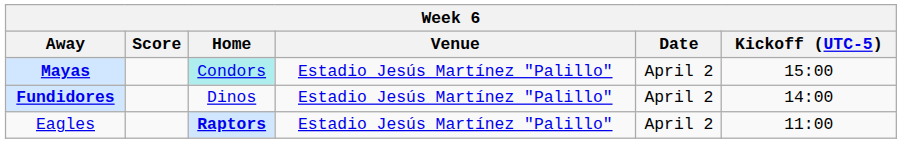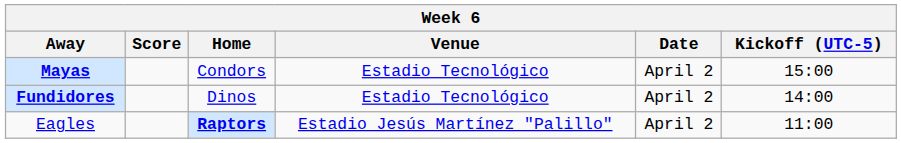(232, 71) paleturquoise background -> (232, 71) no background
(455, 71) Estadio Jesús Martínez "Palillo" -> (455, 71) Estadio Tecnológico
(455, 98) Estadio Jesús Martínez "Palillo" -> (455, 98) Estadio Tecnológico
